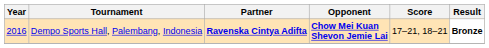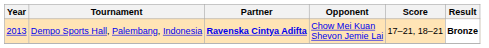(17, 31) 2016 -> (17, 31) 2013
(349, 31) bold -> (347, 31) normal
